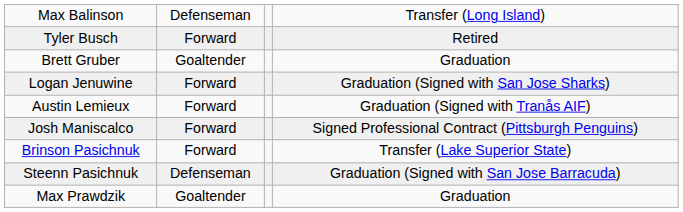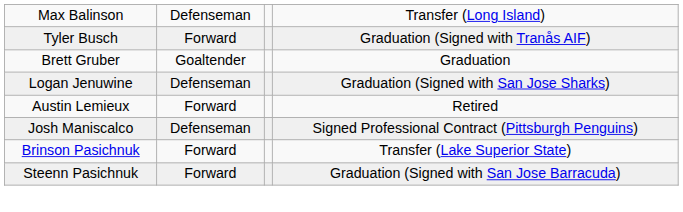(475, 38) Retired -> (475, 38) Graduation (Signed with Tranås AIF)
(210, 83) Forward -> (210, 83) Defenseman
(475, 106) Graduation (Signed with Tranås AIF) -> (475, 106) Retired
(210, 128) Forward -> (210, 128) Defenseman
(210, 173) Defenseman -> (210, 173) Forward
- row: (81, 196)
